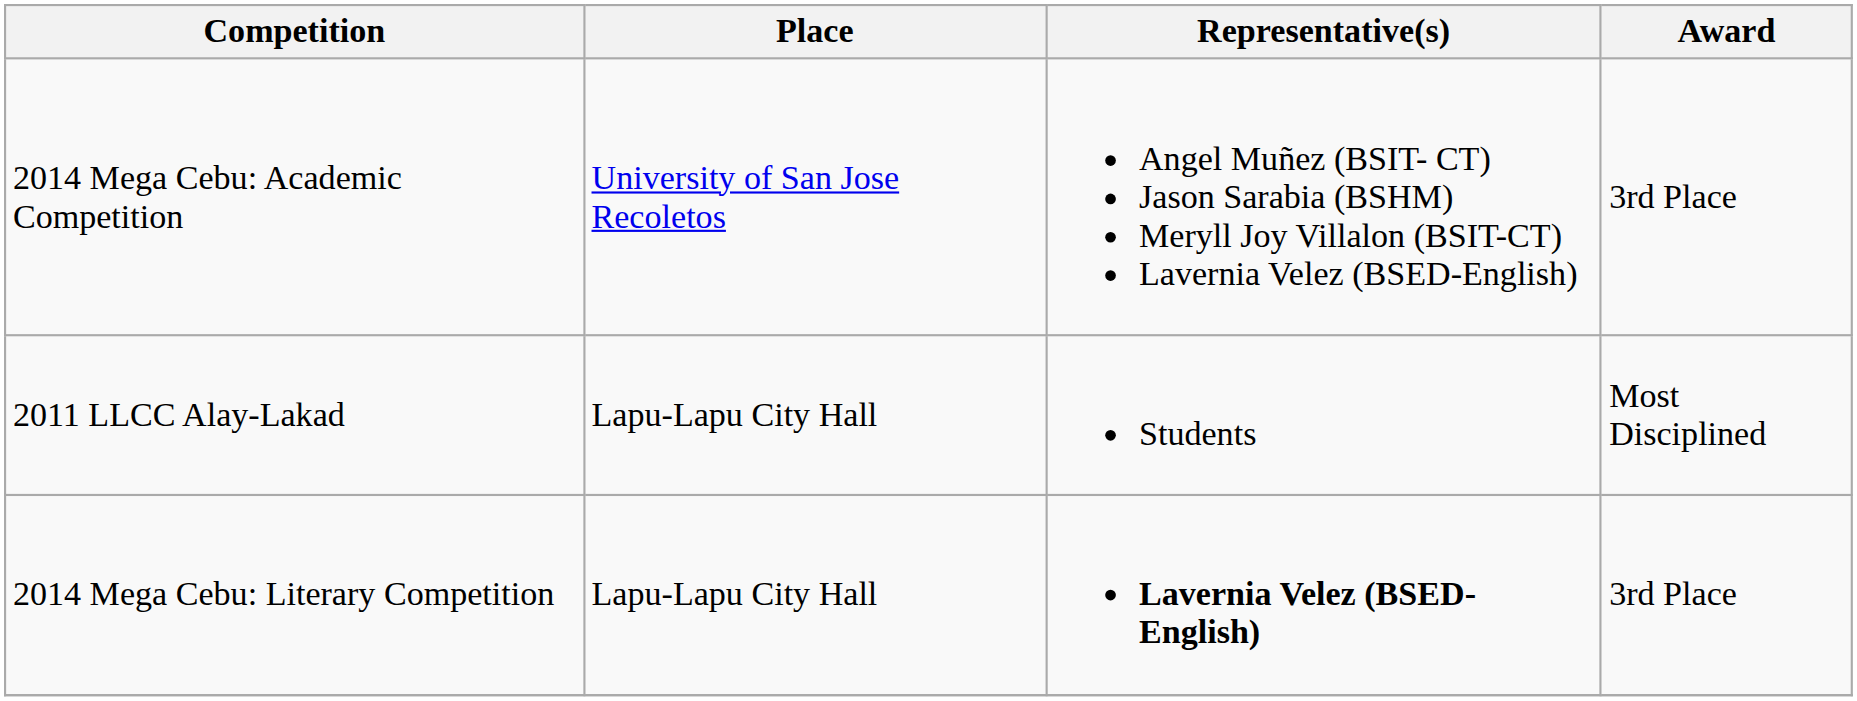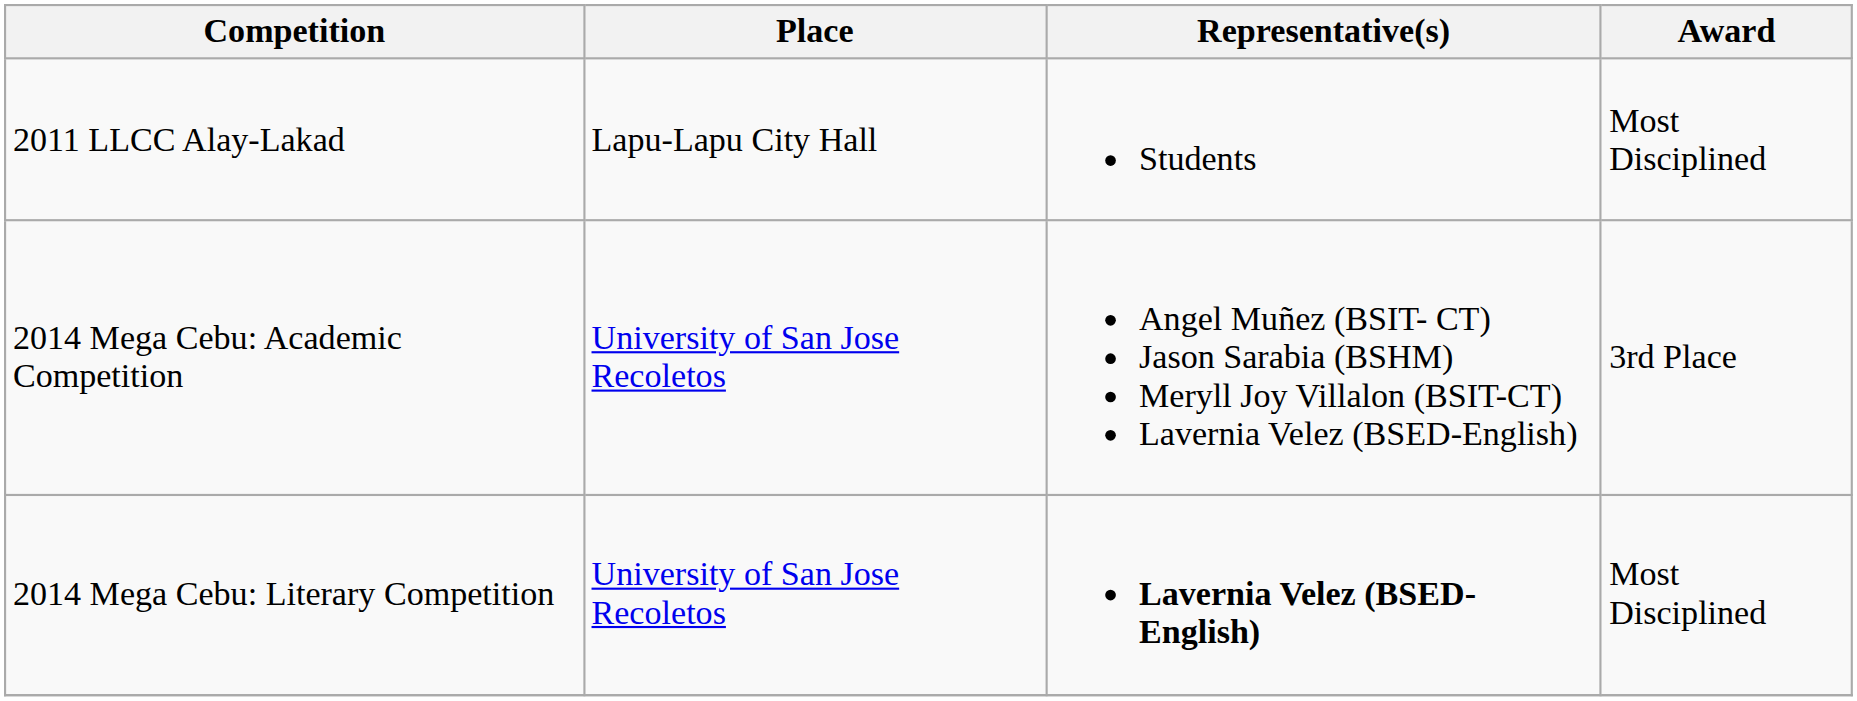rows swapped: (179, 414) <-> (207, 196)
(734, 594) Lapu-Lapu City Hall -> (745, 594) University of San Jose Recoletos
(1673, 594) 3rd Place -> (1688, 594) Most Disciplined
